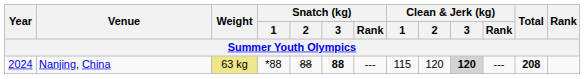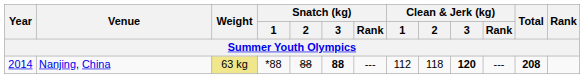(20, 64) 2024 -> (20, 64) 2014
(402, 64) 115 -> (402, 64) 112
(435, 64) 120 -> (435, 64) 118
(467, 64) lightgrey background -> (467, 64) no background
